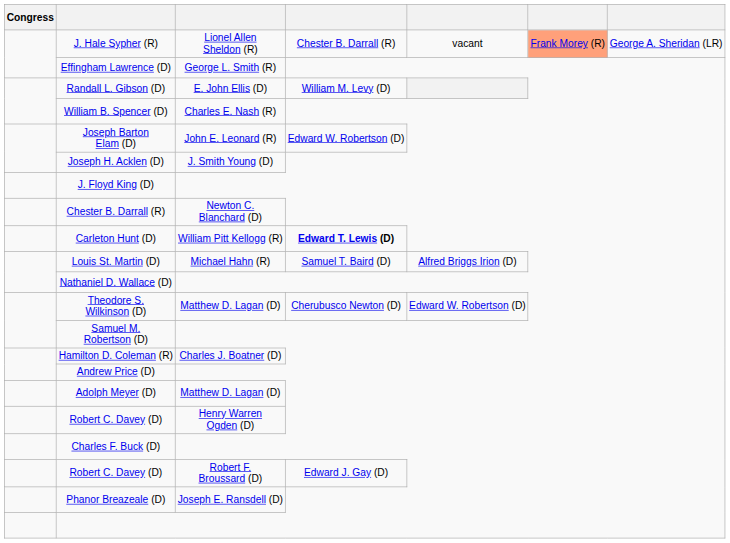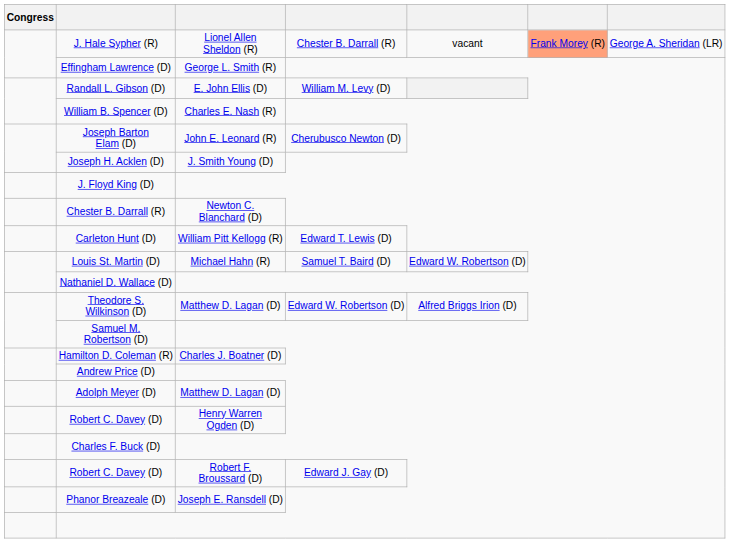(346, 138) Edward W. Robertson (D) -> (346, 138) Cherubusco Newton (D)
(346, 238) bold -> (346, 238) normal
(467, 261) Alfred Briggs Irion (D) -> (467, 261) Edward W. Robertson (D)
(346, 306) Cherubusco Newton (D) -> (346, 306) Edward W. Robertson (D)
(467, 306) Edward W. Robertson (D) -> (467, 306) Alfred Briggs Irion (D)
